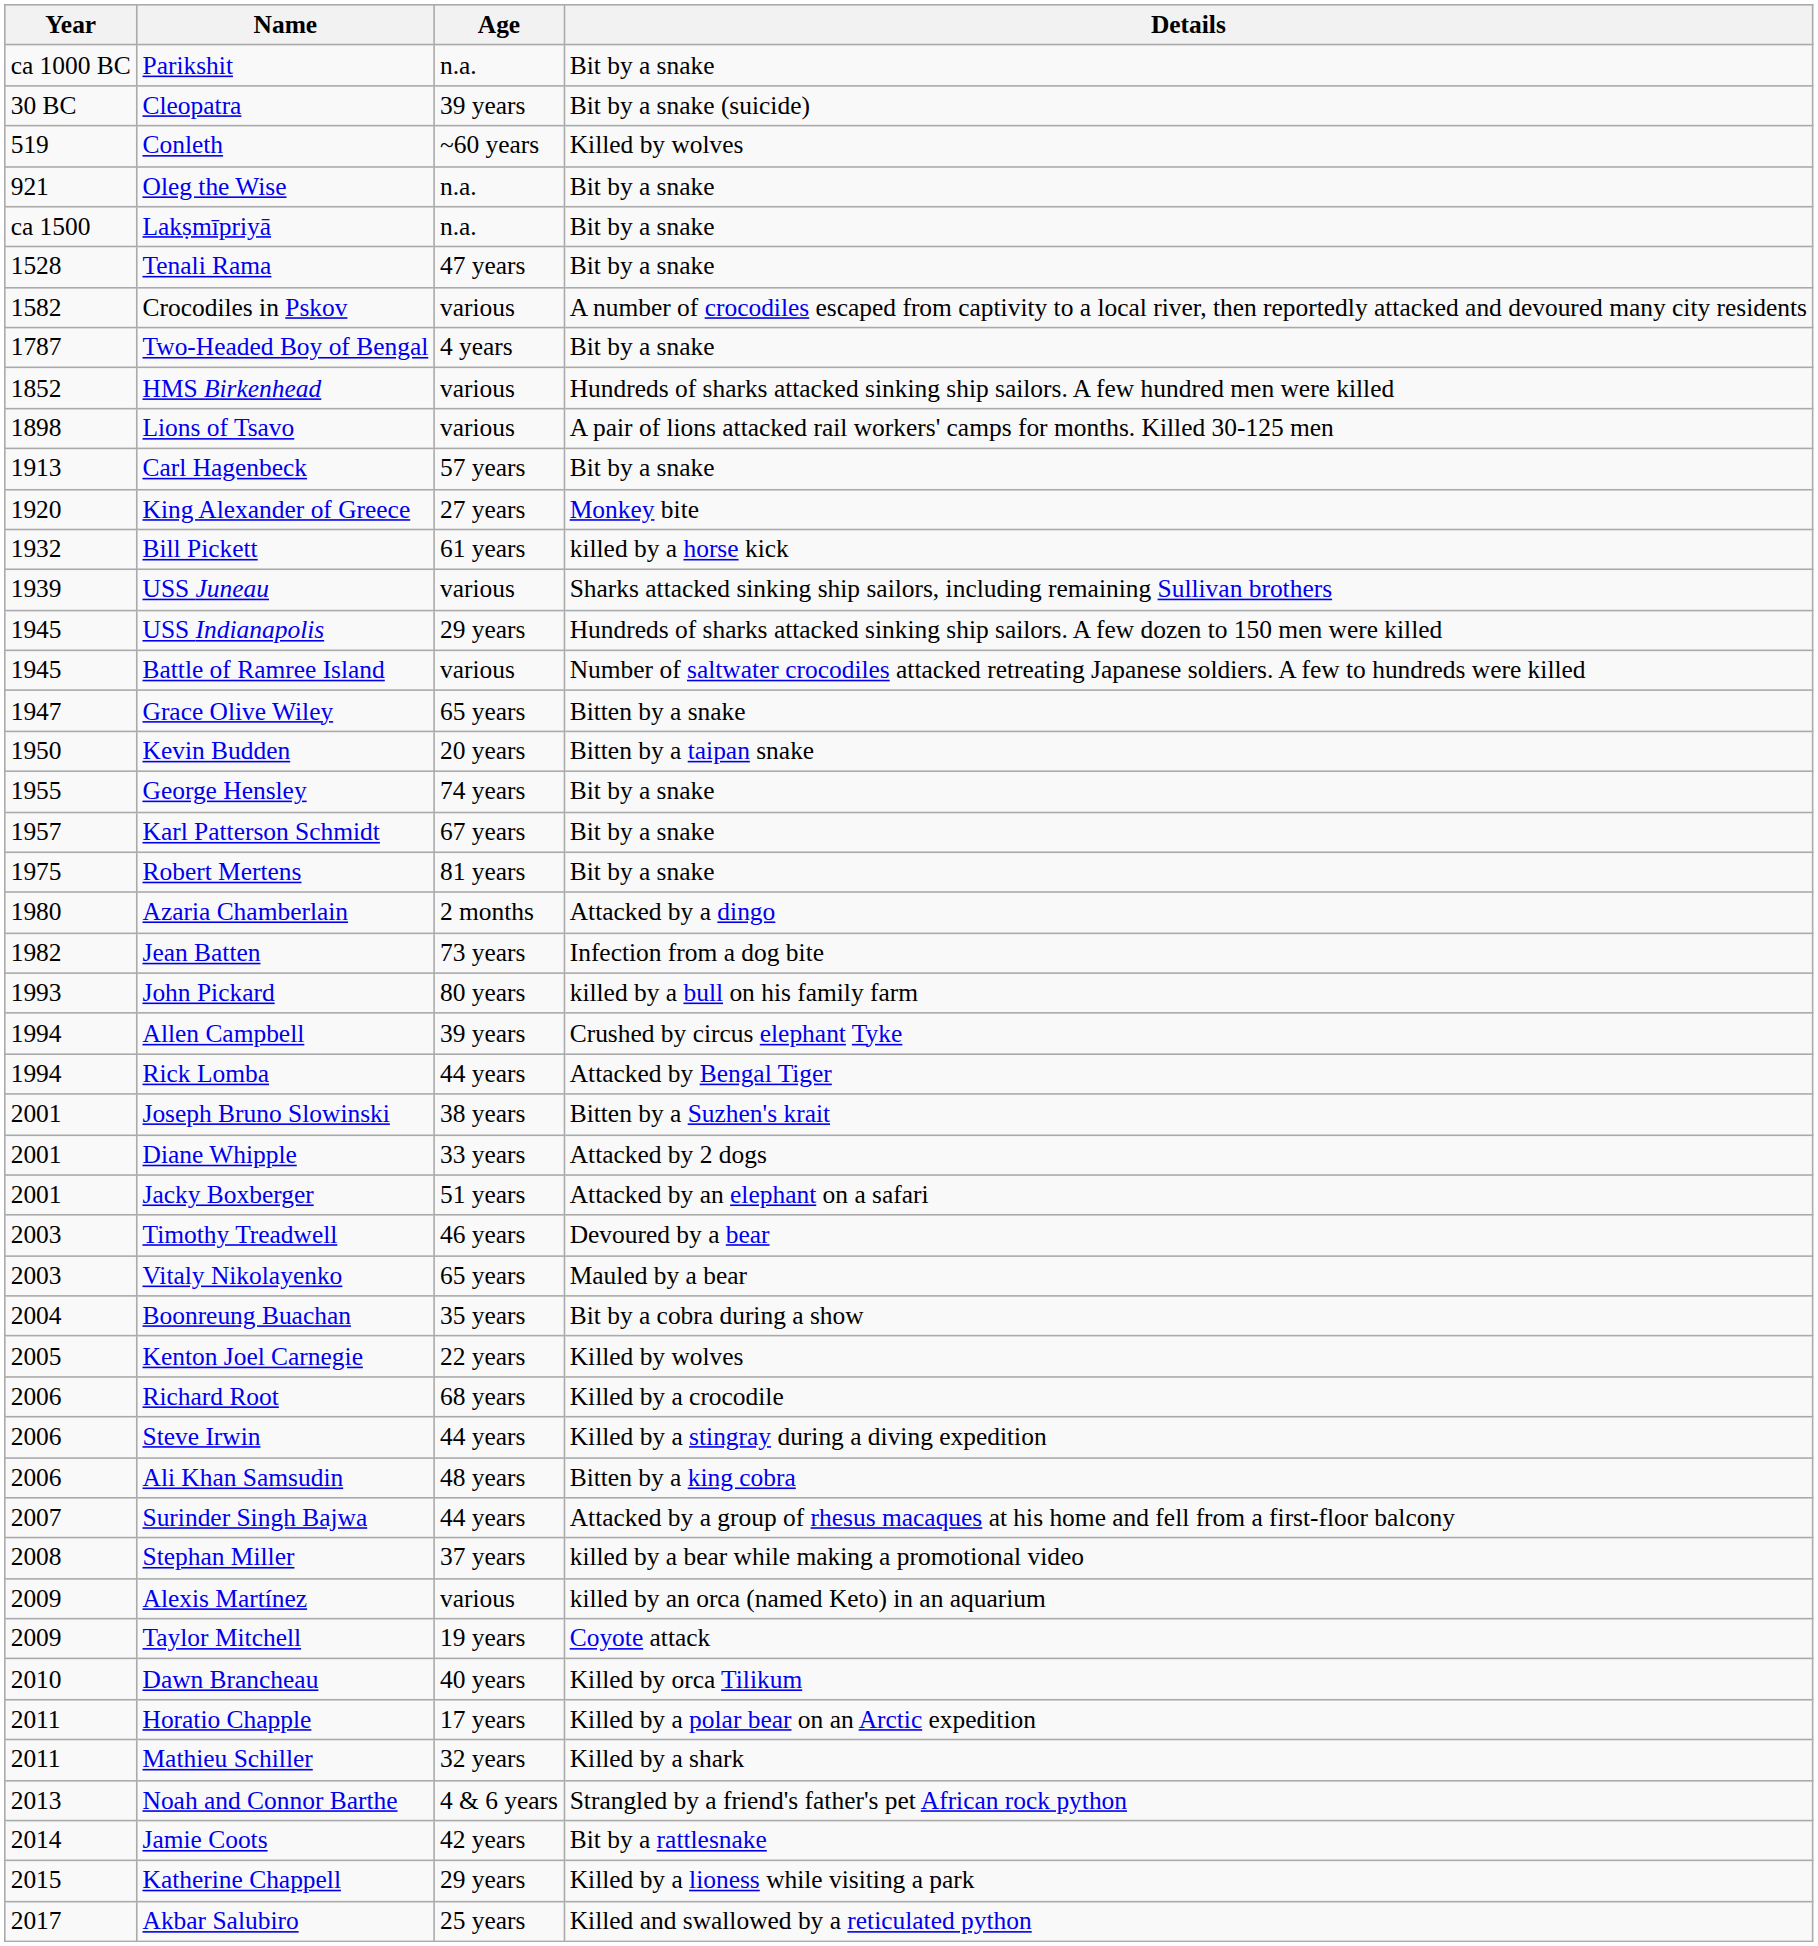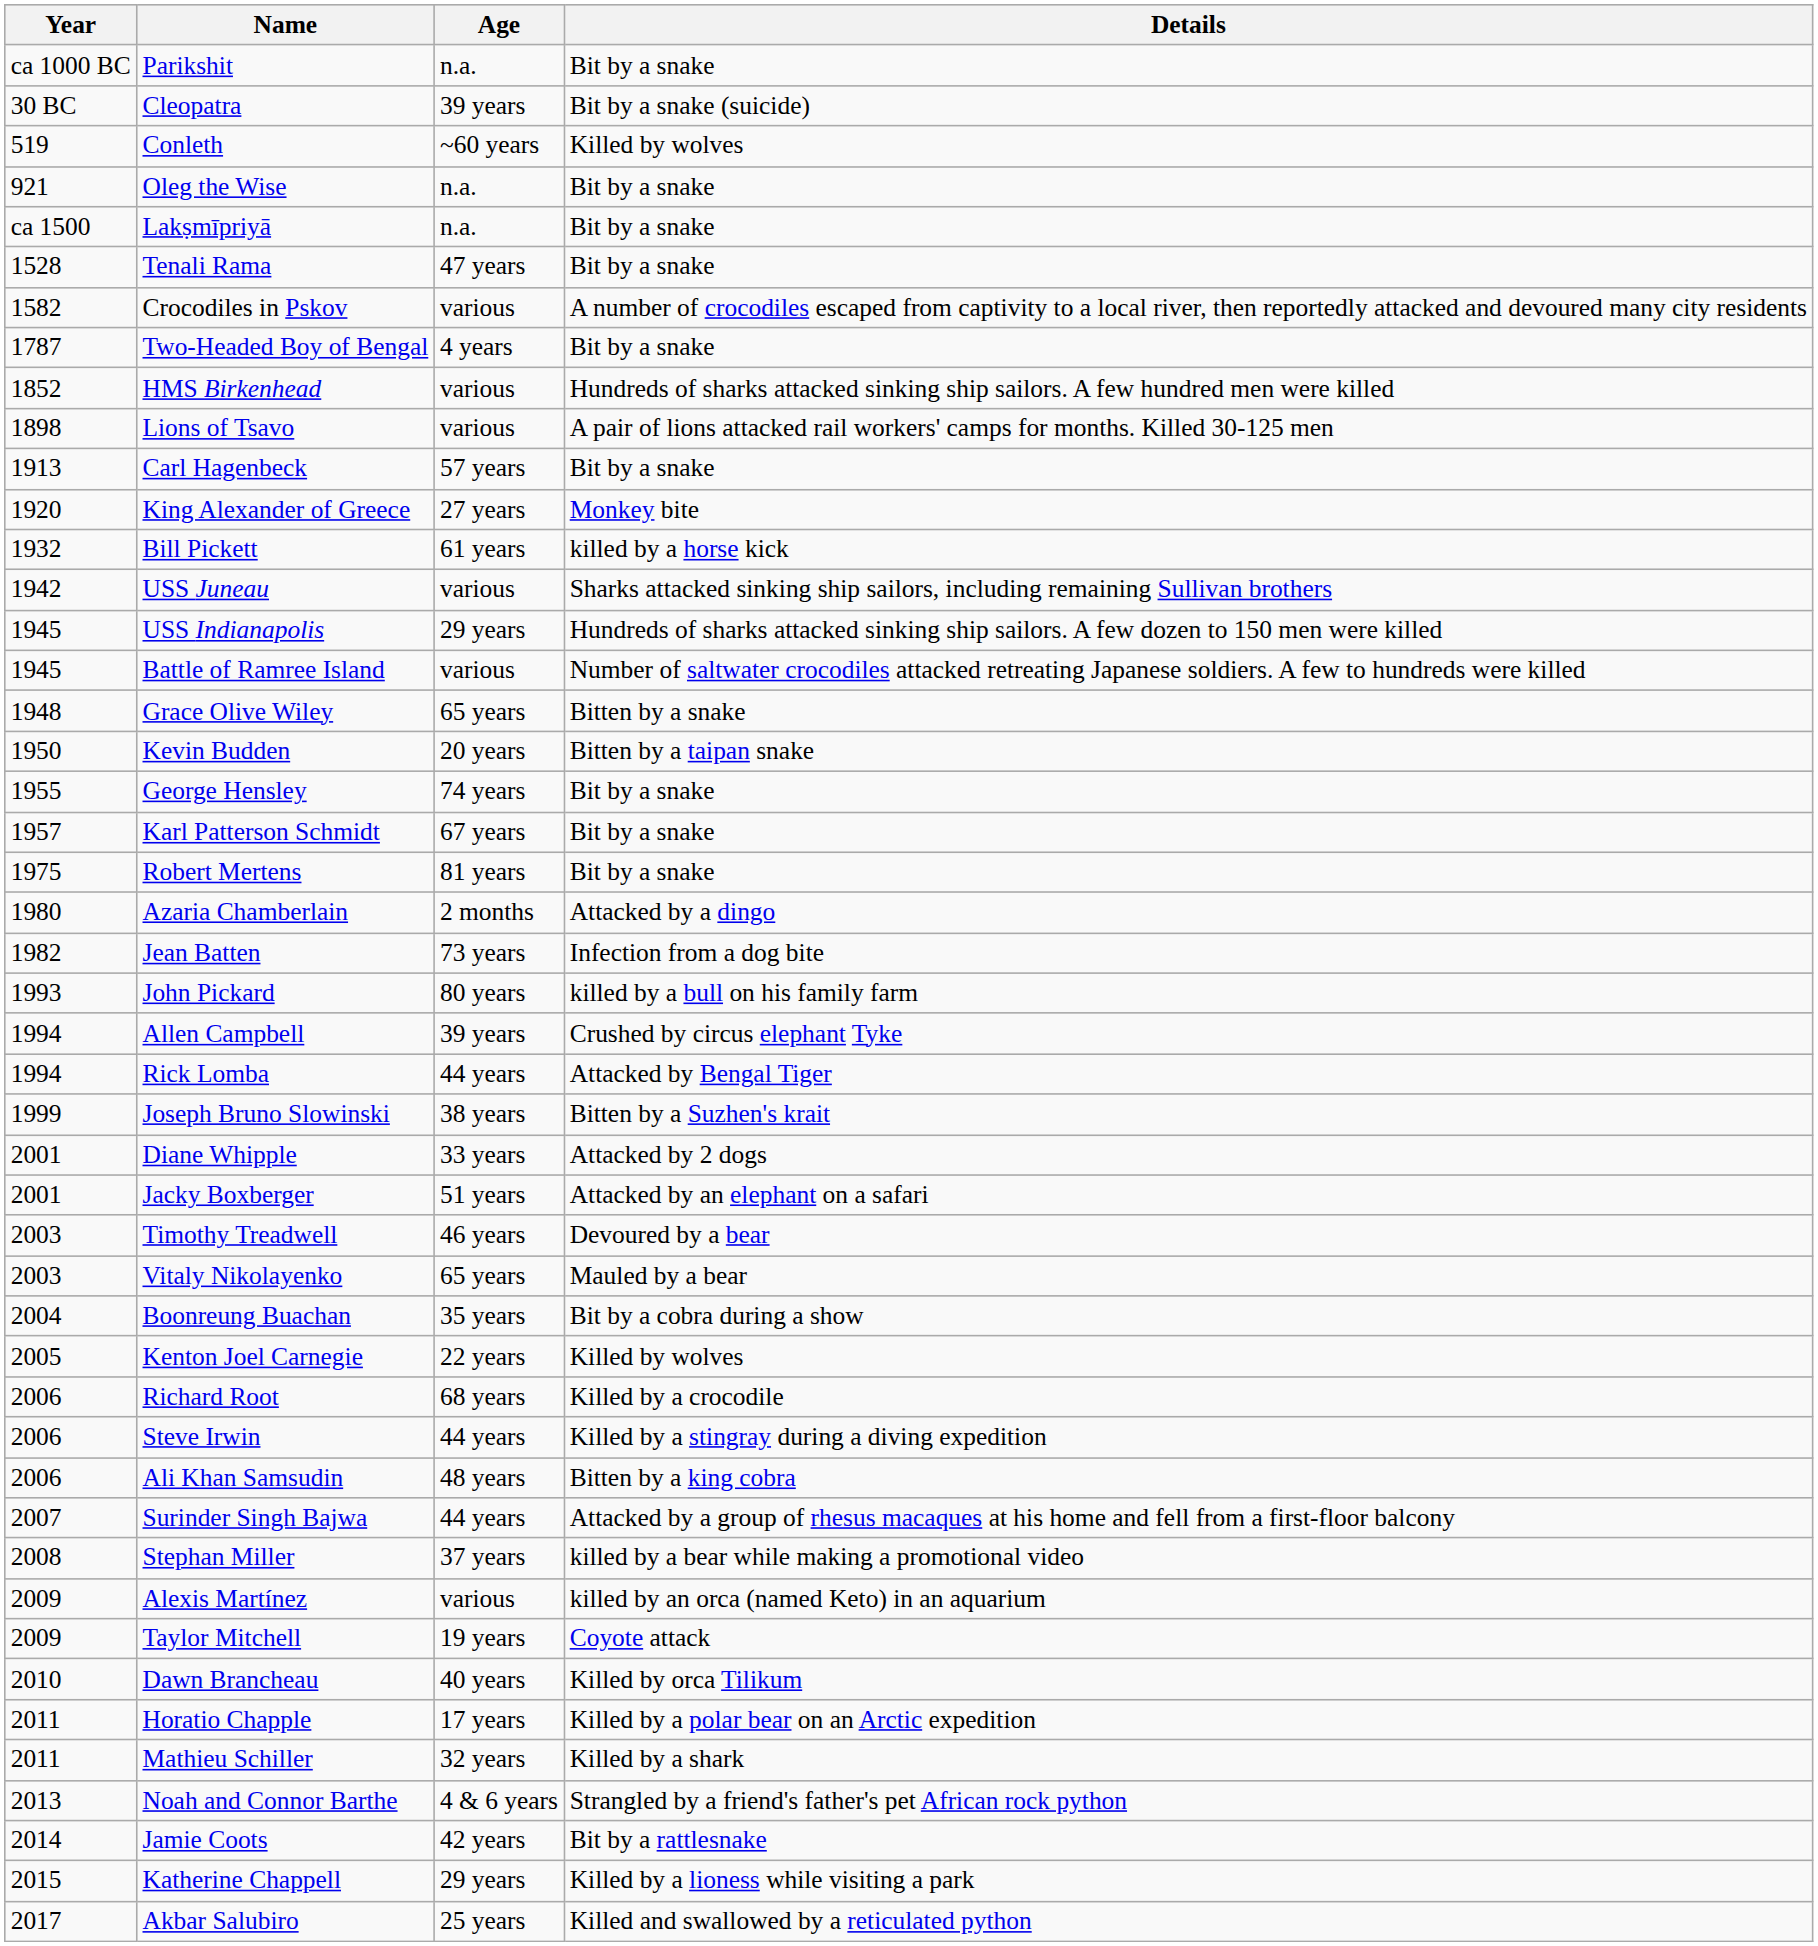(36, 589) 1939 -> (36, 589) 1942
(36, 710) 1947 -> (36, 710) 1948
(36, 1114) 2001 -> (36, 1114) 1999
